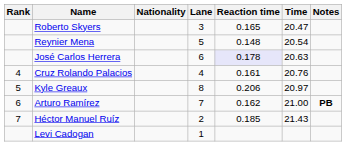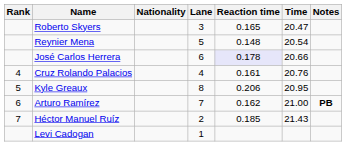(296, 57) 20.63 -> (296, 57) 20.66
(296, 88) 20.97 -> (296, 88) 20.95
